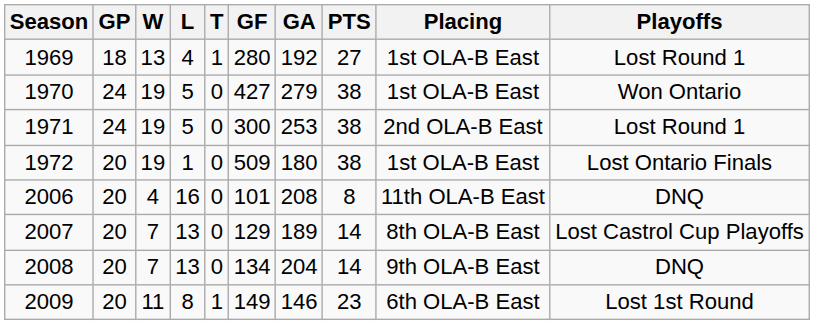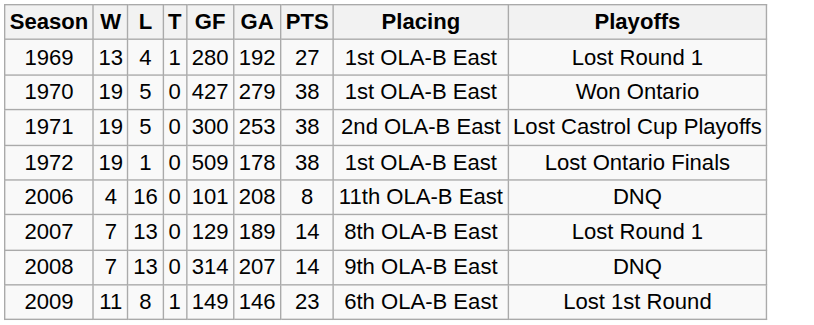- column: (114, 22)
(680, 127) Lost Round 1 -> (637, 127) Lost Castrol Cup Playoffs
(299, 162) 180 -> (257, 162) 178
(680, 232) Lost Castrol Cup Playoffs -> (637, 232) Lost Round 1
(252, 267) 134 -> (210, 267) 314
(299, 267) 204 -> (257, 267) 207
